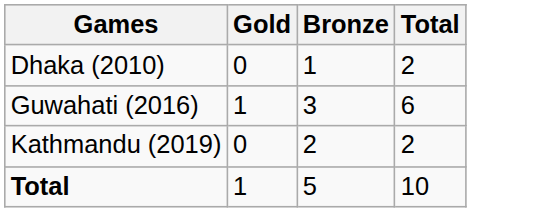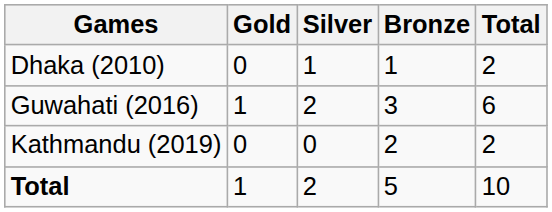+ column: (337, 24)
